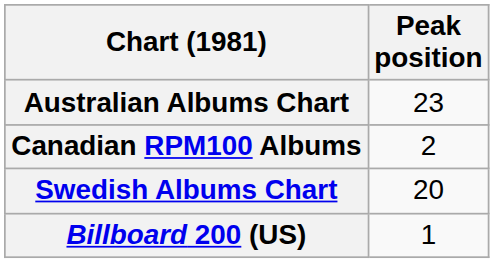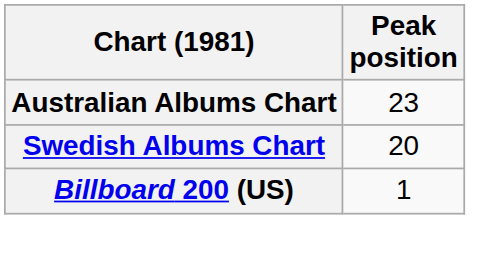- row: (186, 146)
